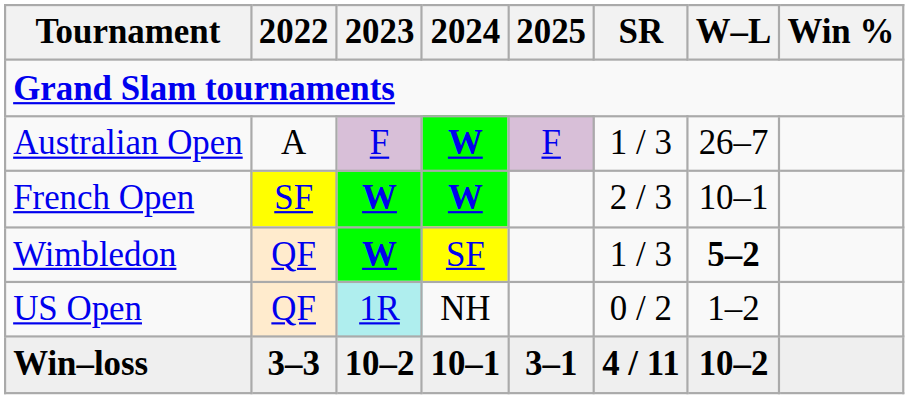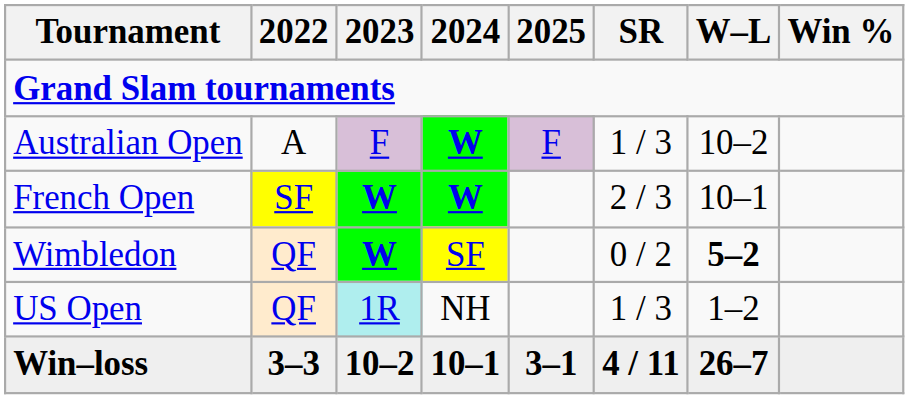(734, 142) 26–7 -> (734, 142) 10–2
(641, 253) 1 / 3 -> (641, 253) 0 / 2
(641, 308) 0 / 2 -> (641, 308) 1 / 3
(734, 364) 10–2 -> (734, 364) 26–7
